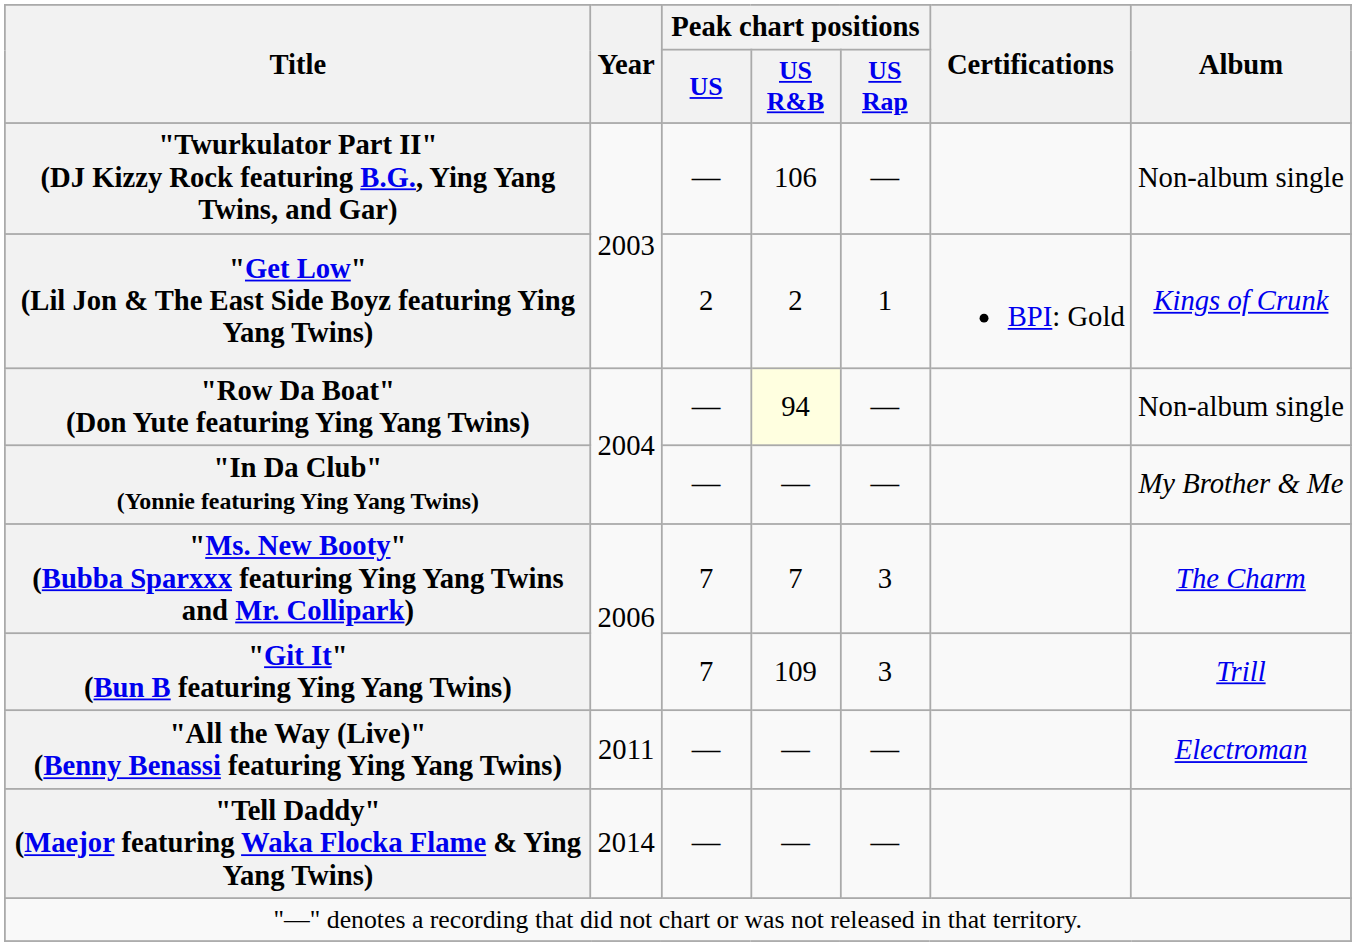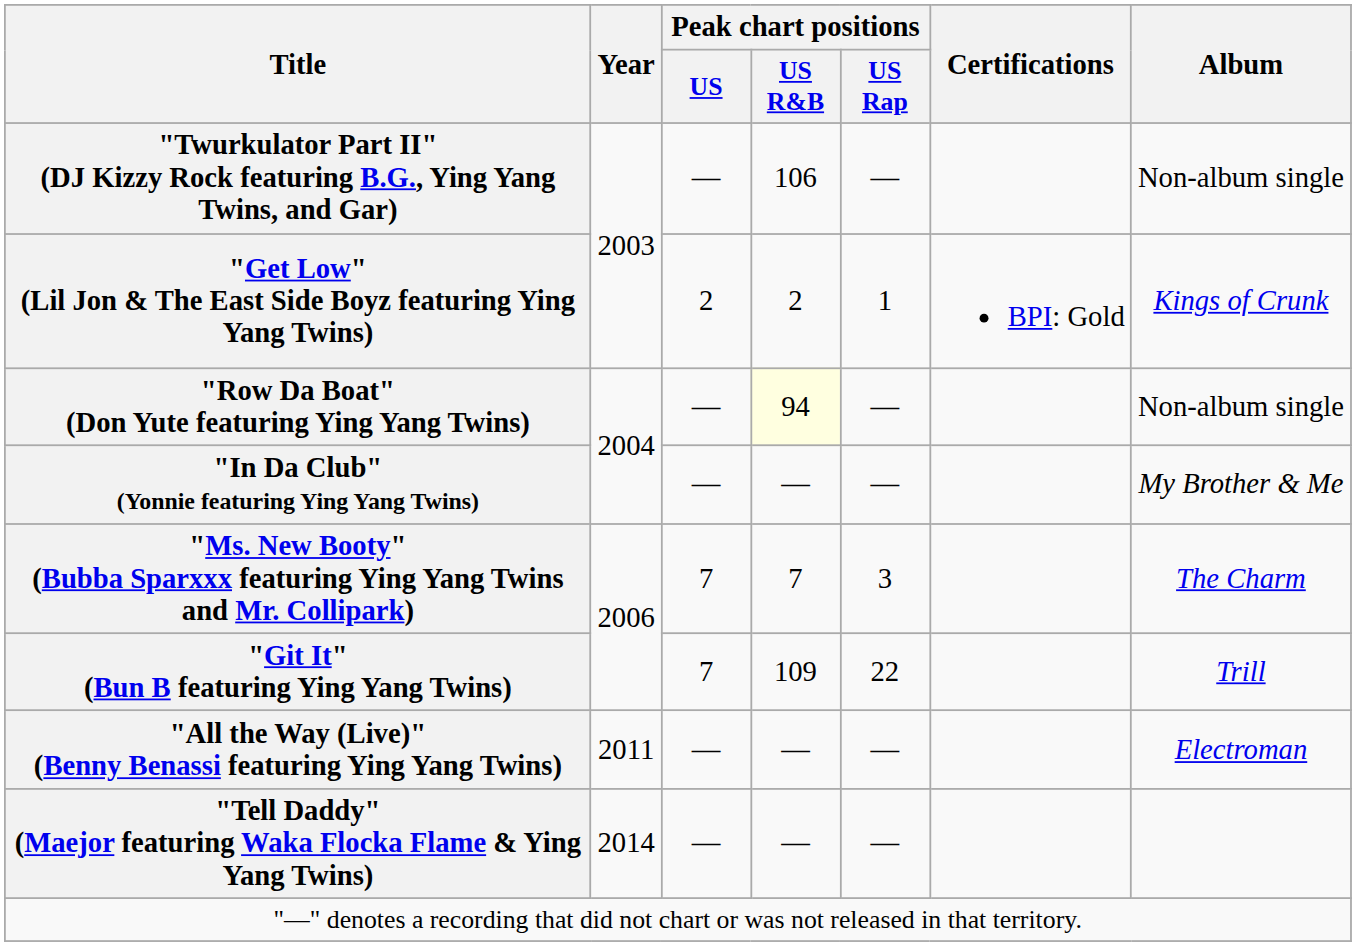(885, 671) 3 -> (885, 671) 22
